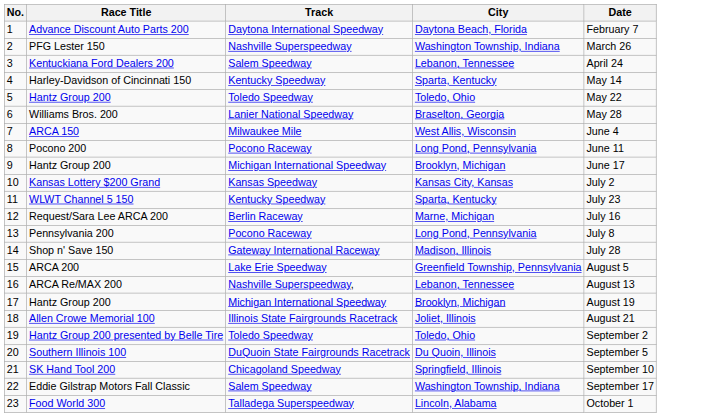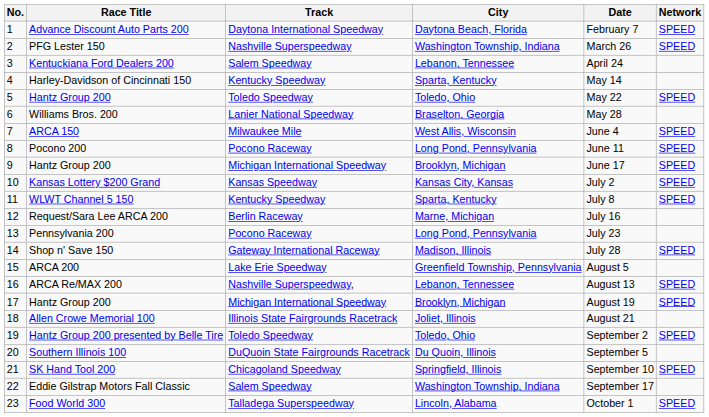+ column: (680, 13)
(603, 200) July 23 -> (601, 200) July 8
(601, 234) July 8 -> (603, 234) July 23
